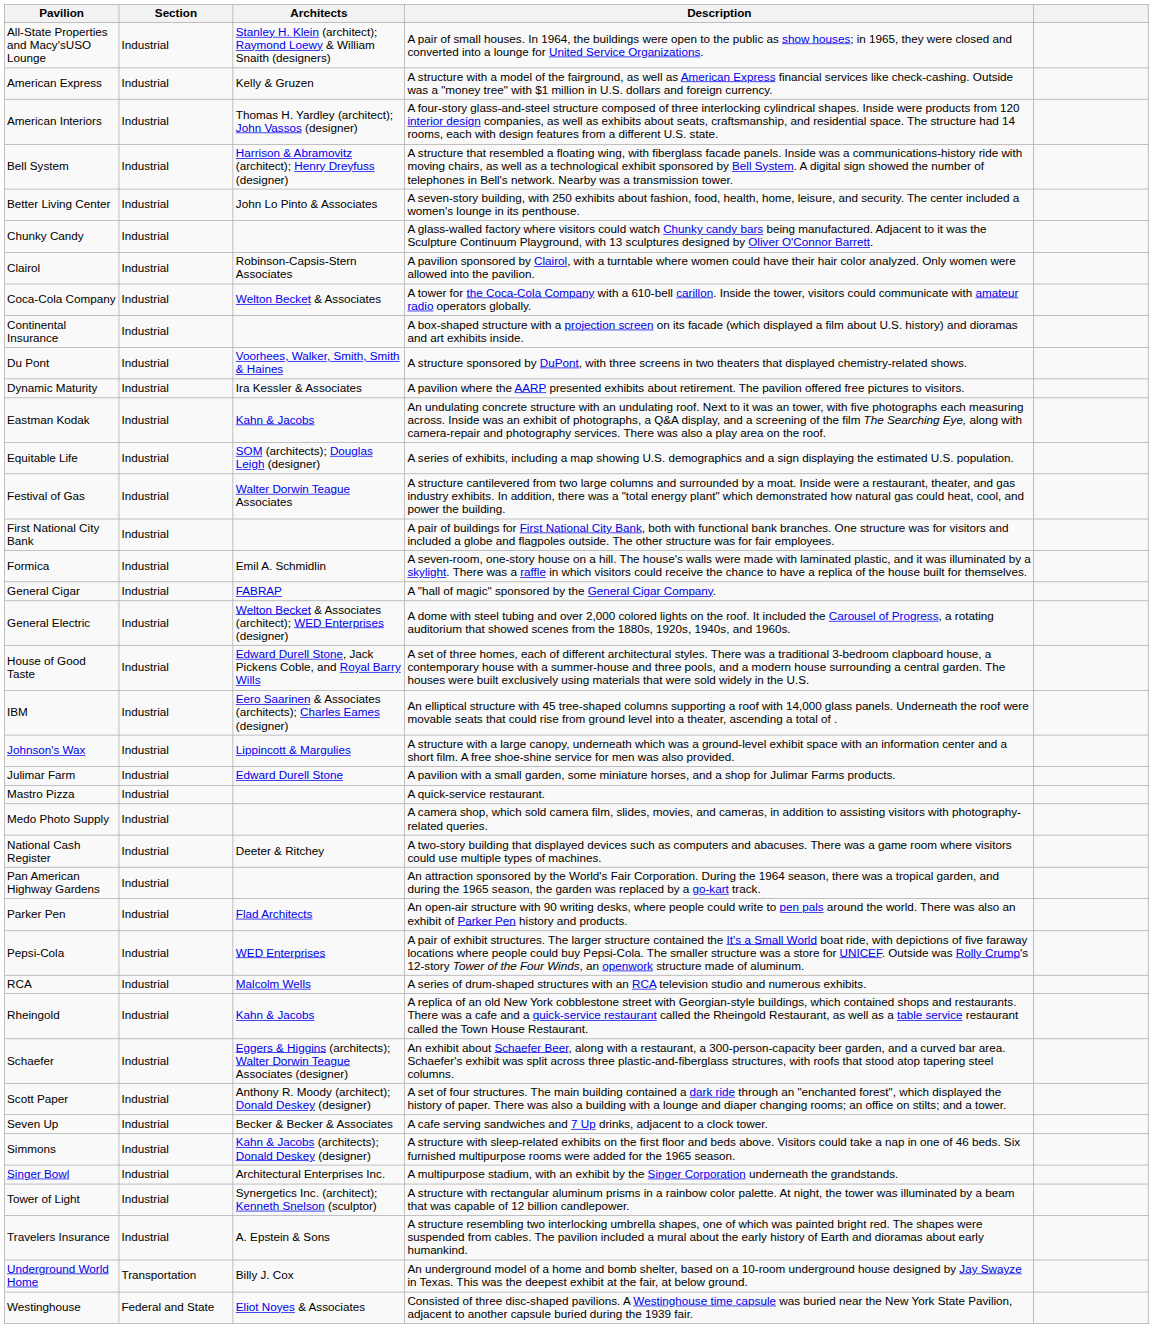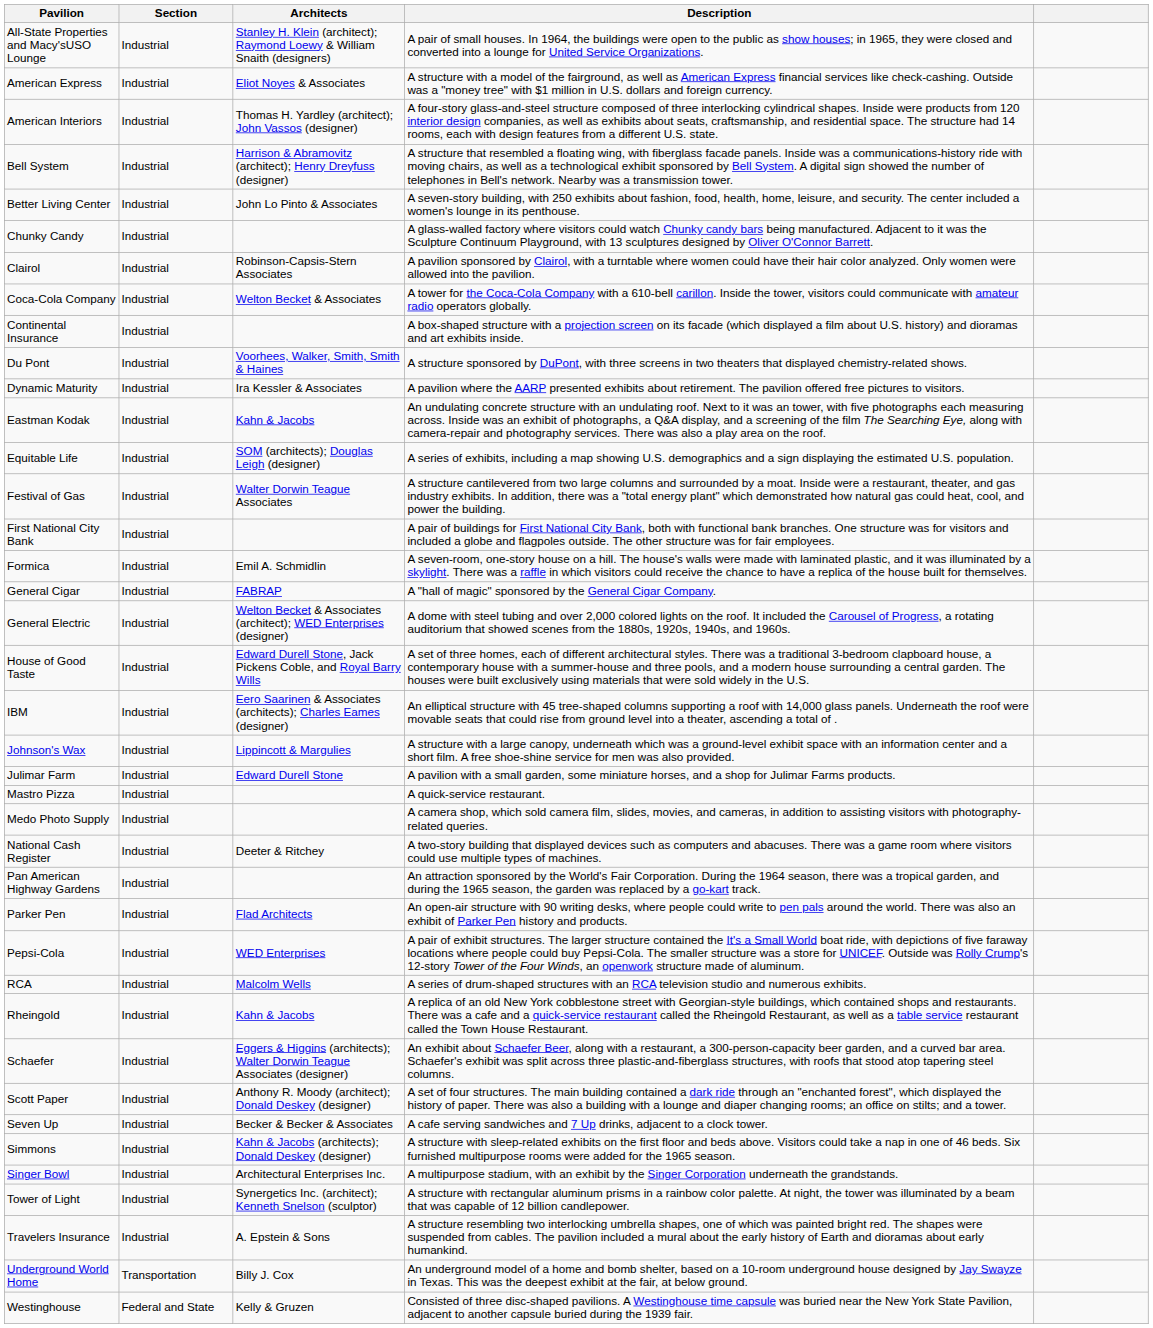(275, 83) Kelly & Gruzen -> (300, 83) Eliot Noyes & Associates
(300, 1307) Eliot Noyes & Associates -> (275, 1307) Kelly & Gruzen
